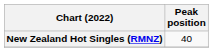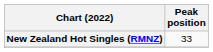(186, 39) 40 -> (186, 39) 33
